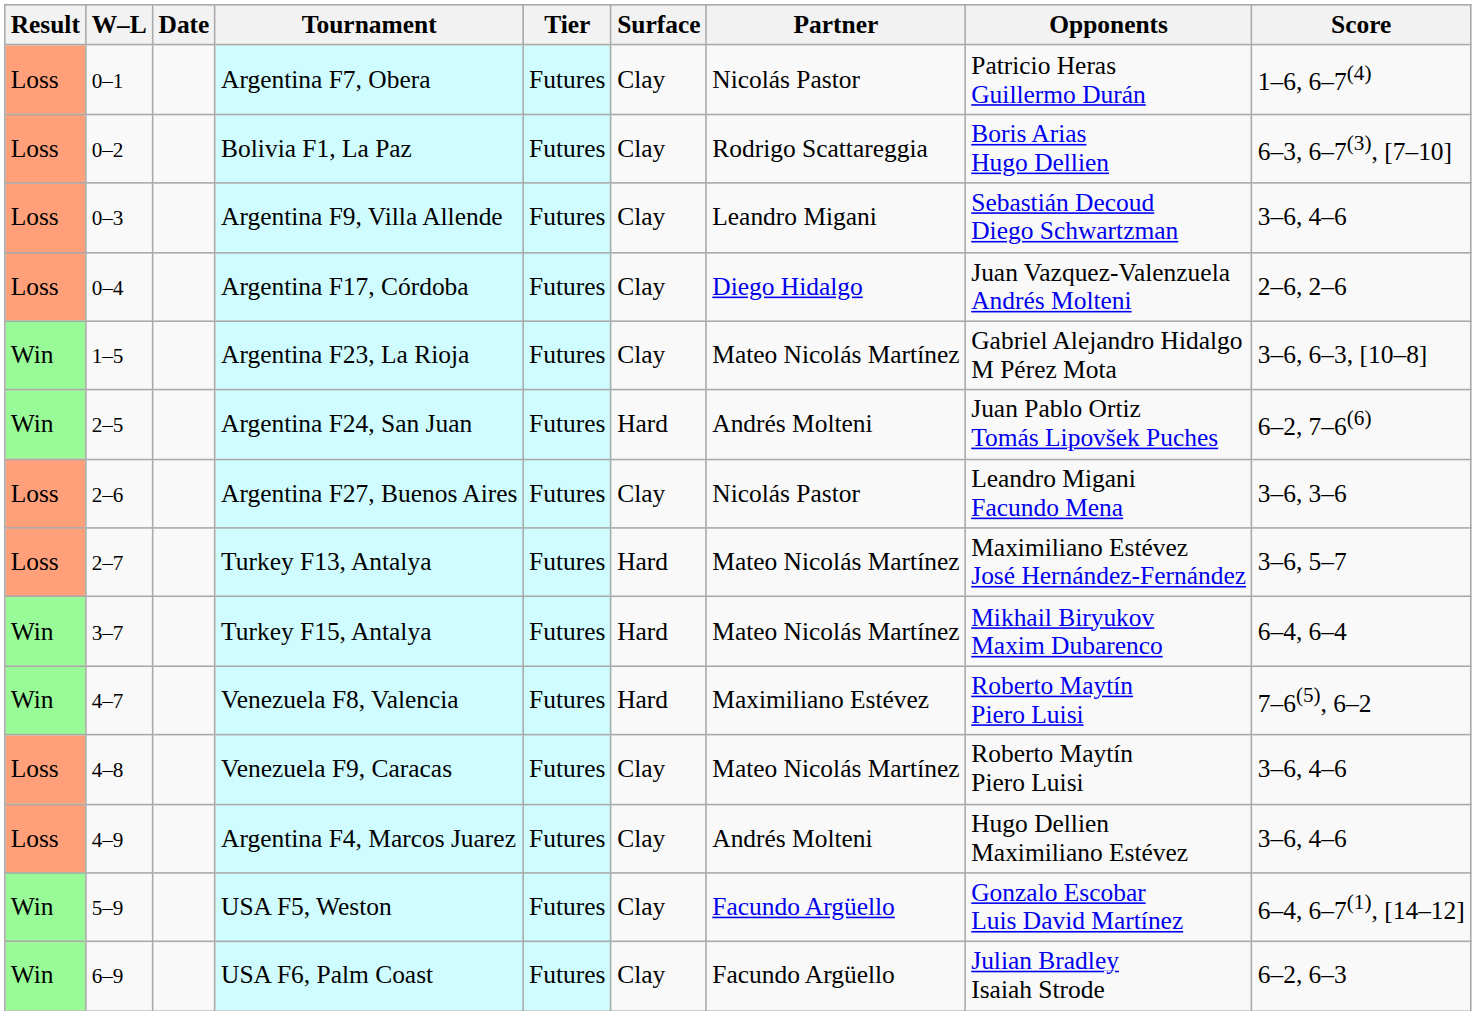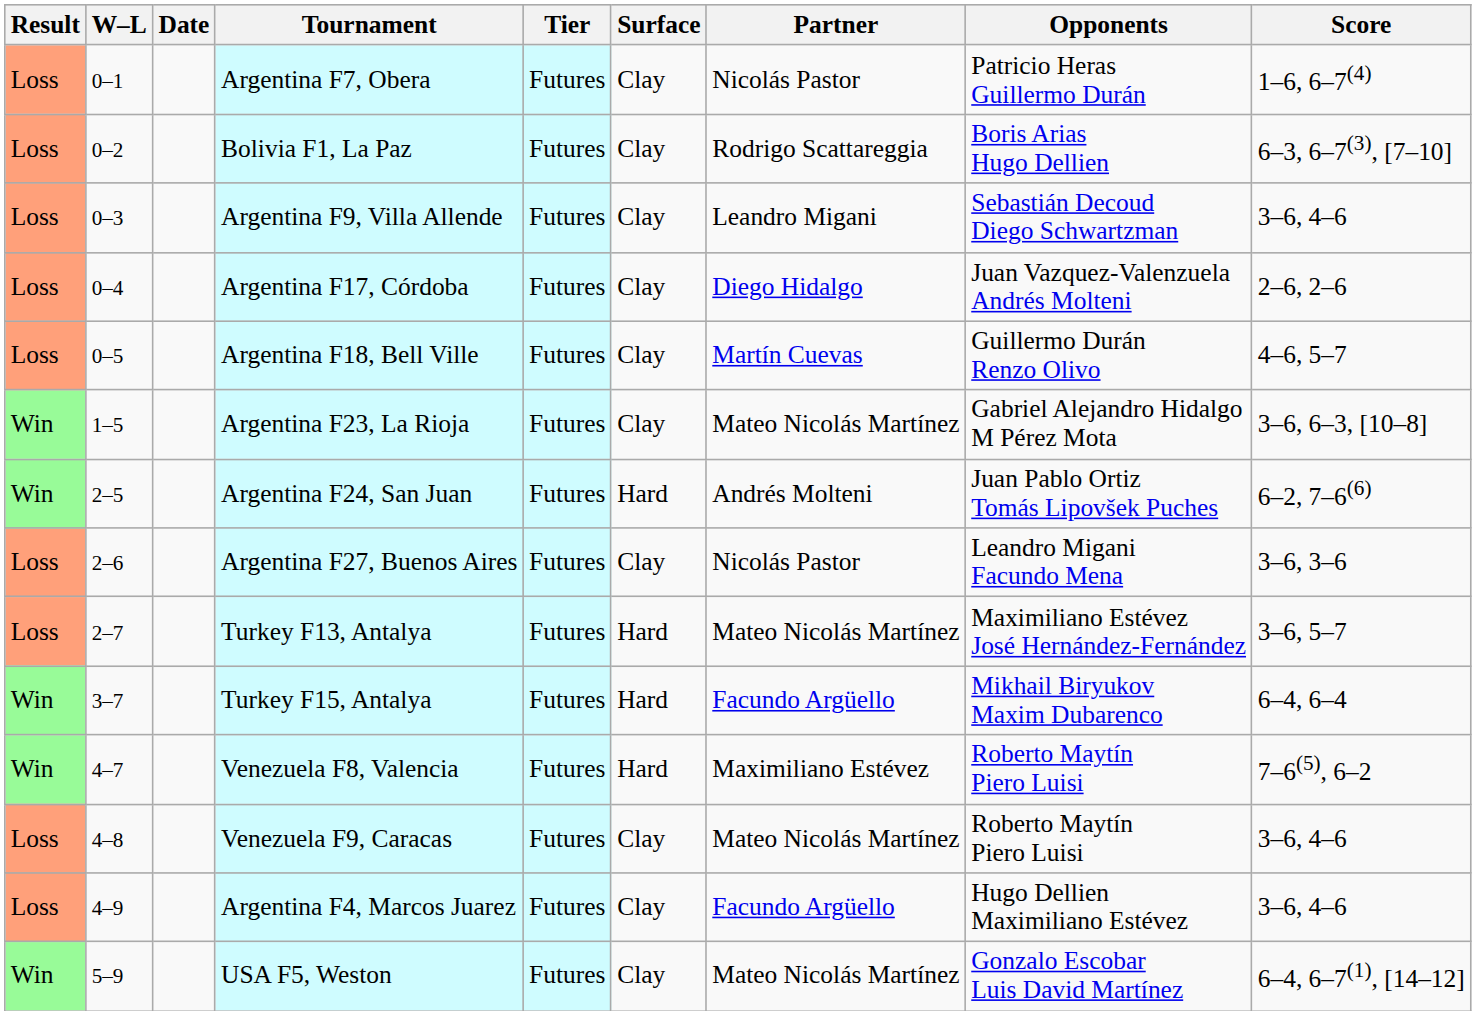+ row: (350, 355)
(836, 631) Mateo Nicolás Martínez -> (804, 700) Facundo Argüello
(792, 837) Andrés Molteni -> (804, 906) Facundo Argüello
(804, 906) Facundo Argüello -> (836, 975) Mateo Nicolás Martínez
- row: (327, 975)
